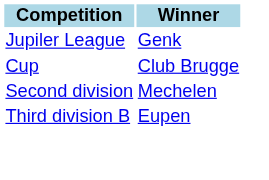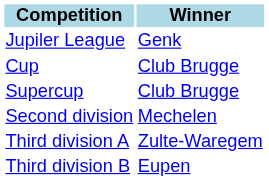+ row: (44, 90)
+ row: (67, 141)
